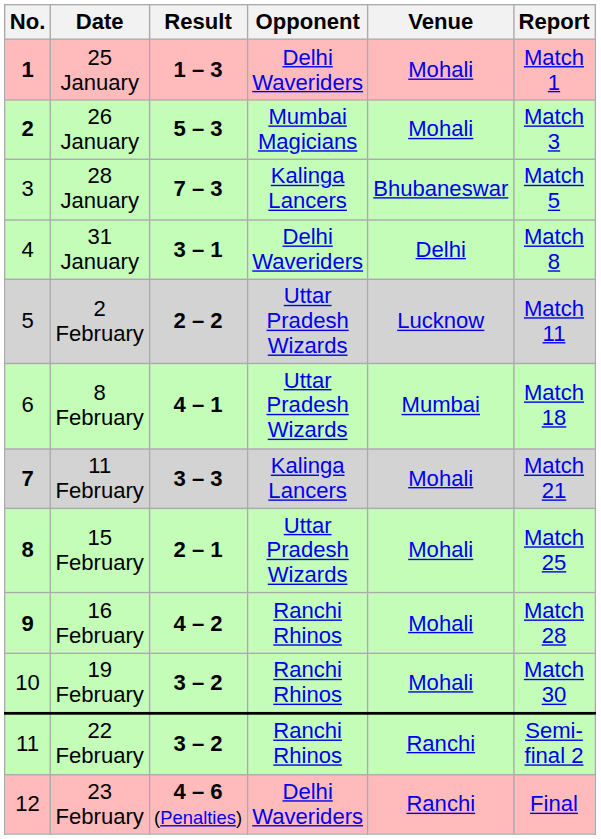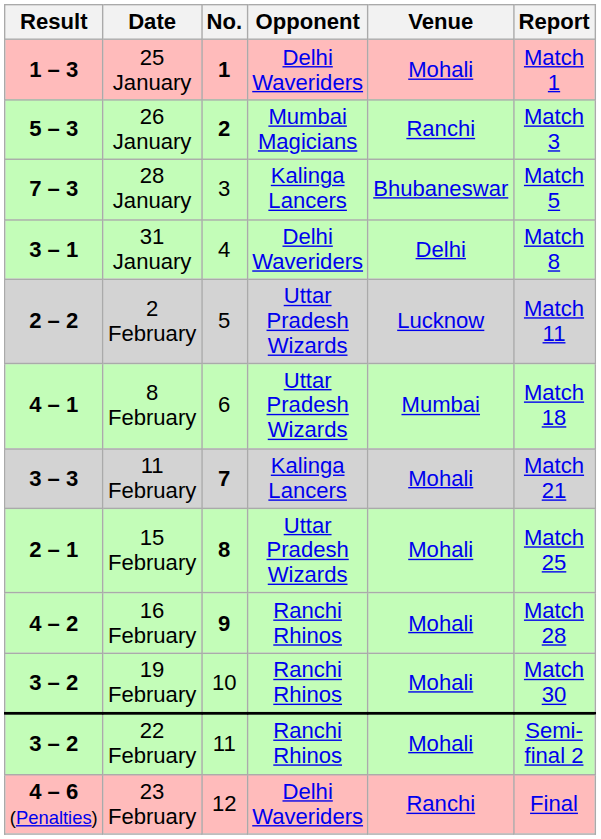columns swapped: (28, 22) <-> (198, 22)
(441, 129) Mohali -> (441, 129) Ranchi
(441, 743) Ranchi -> (441, 743) Mohali
